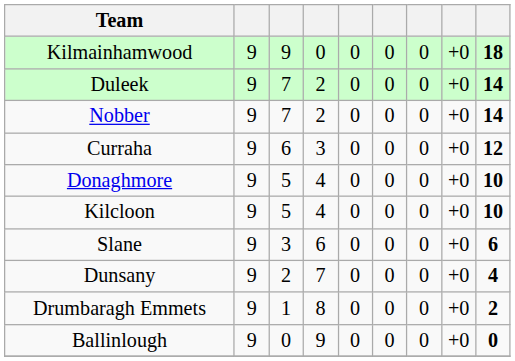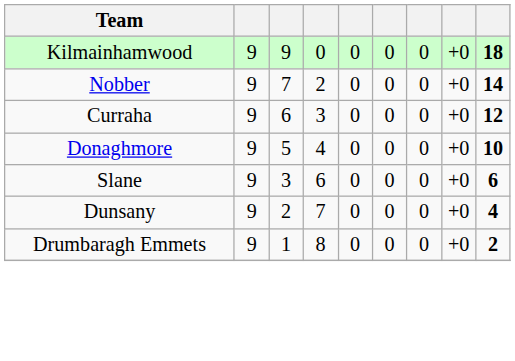- row: (120, 84)
- row: (120, 212)
- row: (120, 340)
